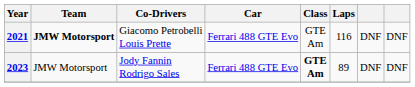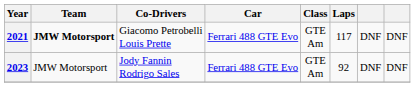(344, 37) 116 -> (344, 37) 117
(315, 67) bold -> (315, 67) normal
(344, 67) 89 -> (344, 67) 92
